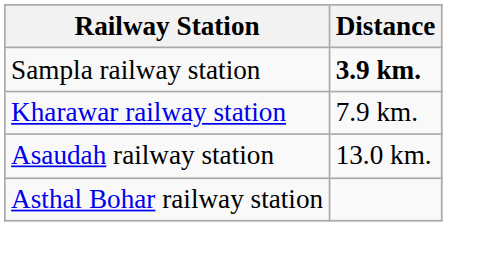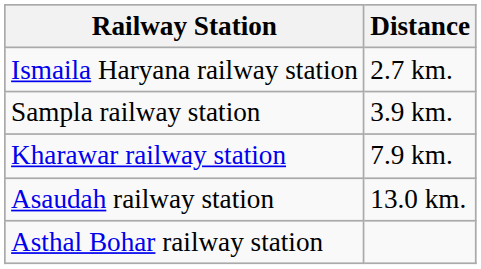+ row: (184, 69)
(378, 69) bold -> (412, 112) normal
